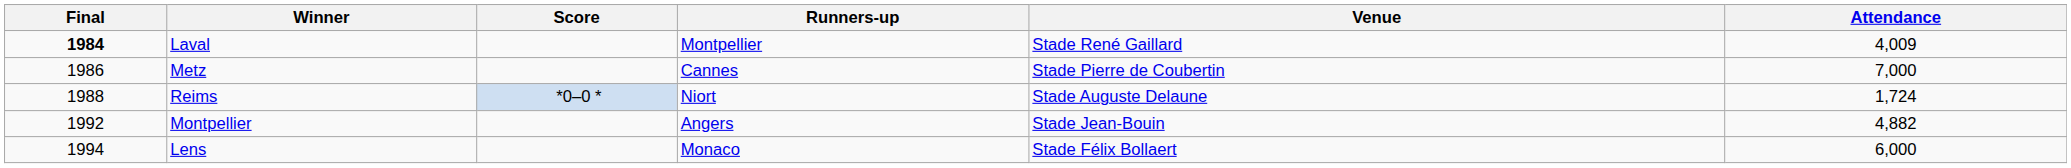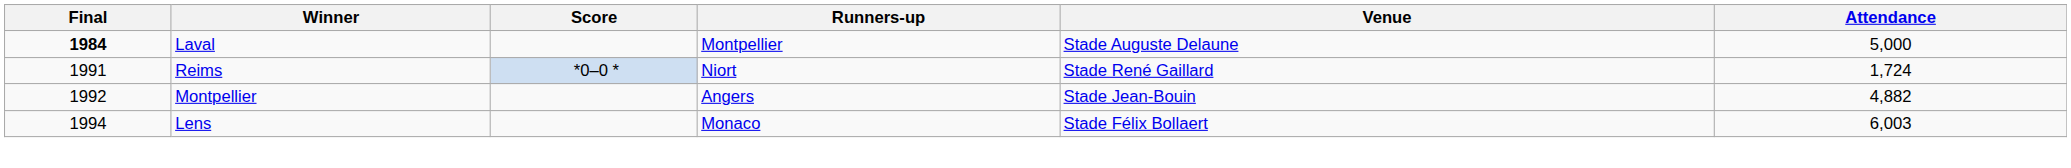(1107, 44) Stade René Gaillard -> (1151, 44) Stade Auguste Delaune
(1896, 44) 4,009 -> (1891, 44) 5,000
- row: (188, 70)
(85, 96) 1988 -> (88, 70) 1991
(1120, 96) Stade Auguste Delaune -> (1138, 70) Stade René Gaillard
(1896, 149) 6,000 -> (1891, 123) 6,003
